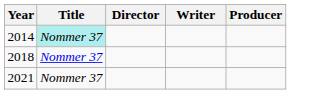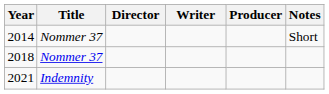+ column: (305, 15)
(71, 36) paleturquoise background -> (71, 36) no background
(71, 78) Nommer 37 -> (67, 78) Indemnity
